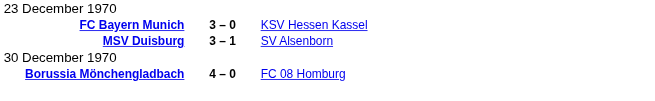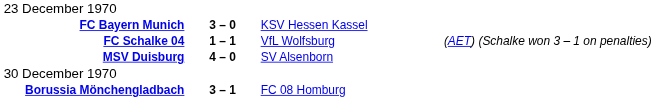+ row: (144, 41)
(223, 41) 3 – 1 -> (223, 57) 4 – 0
(223, 74) 4 – 0 -> (223, 90) 3 – 1
